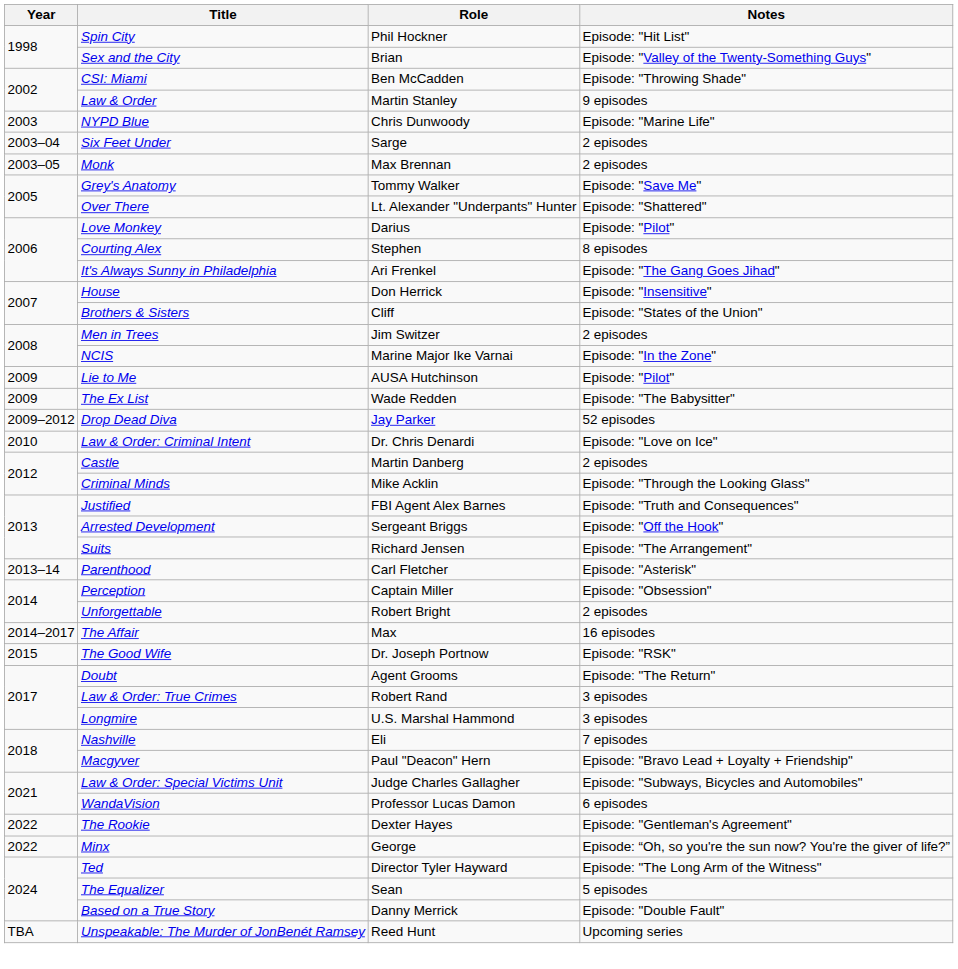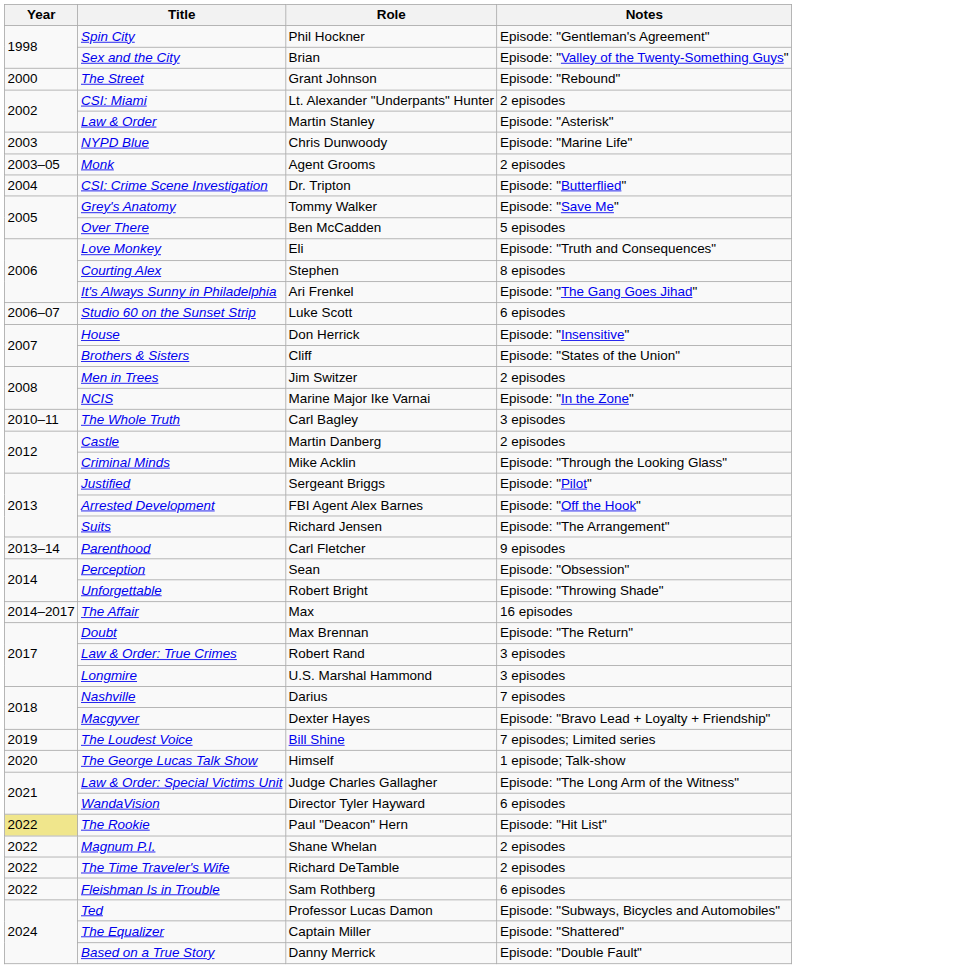(636, 36) Episode: "Hit List" -> (605, 36) Episode: "Gentleman's Agreement"
+ row: (112, 79)
(417, 79) Ben McCadden -> (391, 100) Lt. Alexander "Underpants" Hunter
(664, 79) Episode: "Throwing Shade" -> (533, 100) 2 episodes
(615, 100) 9 episodes -> (557, 121) Episode: "Asterisk"
- row: (126, 143)
(411, 164) Max Brennan -> (332, 164) Agent Grooms
+ row: (174, 185)
(474, 206) Lt. Alexander "Underpants" Hunter -> (335, 228) Ben McCadden
(644, 206) Episode: "Shattered" -> (533, 228) 5 episodes
(390, 228) Darius -> (296, 249) Eli
(628, 228) Episode: "Pilot" -> (608, 249) Episode: "Truth and Consequences"
+ row: (168, 313)
- row: (109, 377)
- row: (115, 398)
- row: (129, 420)
- row: (166, 441)
+ row: (131, 420)
(438, 505) FBI Agent Alex Barnes -> (337, 484) Sergeant Briggs
(691, 505) Episode: "Truth and Consequences" -> (546, 484) Episode: "Pilot"
(419, 526) Sergeant Briggs -> (356, 505) FBI Agent Alex Barnes
(639, 569) Episode: "Asterisk" -> (533, 548) 9 episodes
(412, 590) Captain Miller -> (304, 569) Sean
(615, 611) 2 episodes -> (582, 590) Episode: "Throwing Shade"
- row: (126, 654)
(414, 675) Agent Grooms -> (329, 633) Max Brennan
(379, 739) Eli -> (308, 697) Darius
(431, 761) Paul "Deacon" Hern -> (329, 718) Dexter Hayes
+ row: (137, 739)
+ row: (169, 761)
(723, 782) Episode: "Subways, Bicycles and Automobiles" -> (620, 782) Episode: "The Long Arm of the Witness"
(443, 803) Professor Lucas Damon -> (357, 803) Director Tyler Hayward
(22, 825) no background -> (22, 825) khaki background
(412, 825) Dexter Hayes -> (348, 825) Paul "Deacon" Hern
(687, 825) Episode: "Gentleman's Agreement" -> (553, 825) Episode: "Hit List"
- row: (95, 846)
+ row: (118, 846)
+ row: (155, 867)
+ row: (150, 889)
(439, 867) Director Tyler Hayward -> (361, 910) Professor Lucas Damon
(702, 867) Episode: "The Long Arm of the Witness" -> (640, 910) Episode: "Subways, Bicycles and Automobiles"
(387, 889) Sean -> (330, 931) Captain Miller
(615, 889) 5 episodes -> (562, 931) Episode: "Shattered"
- row: (223, 931)
